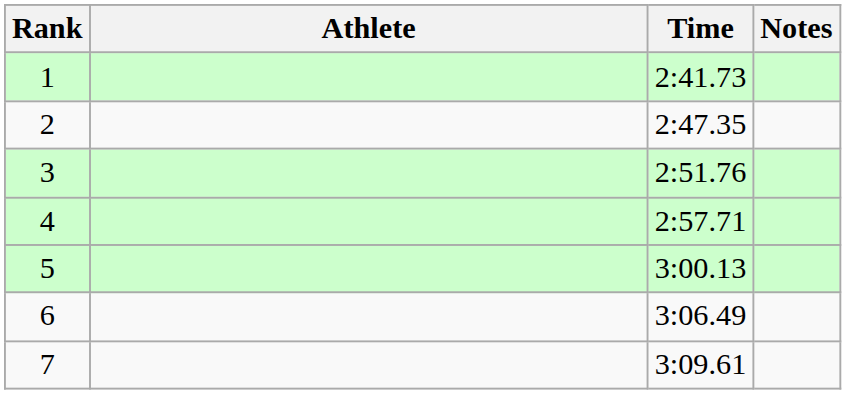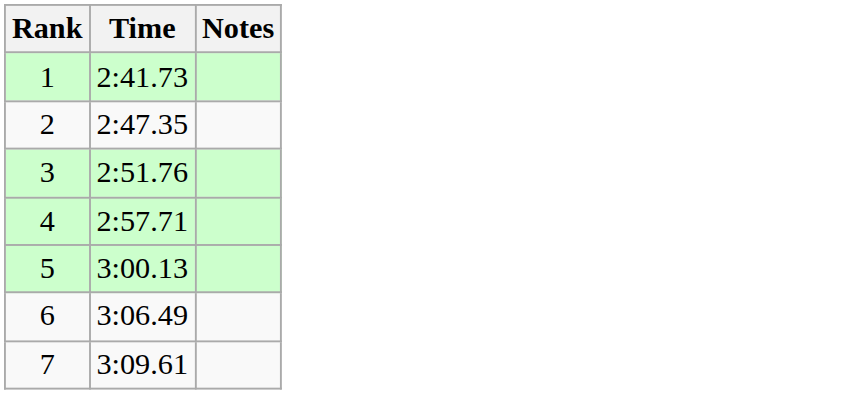- column: (369, 28)
